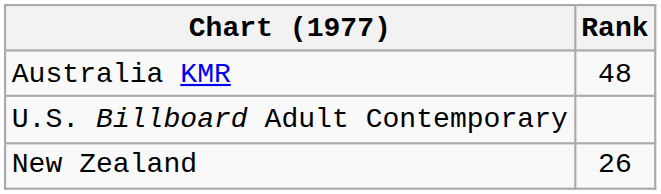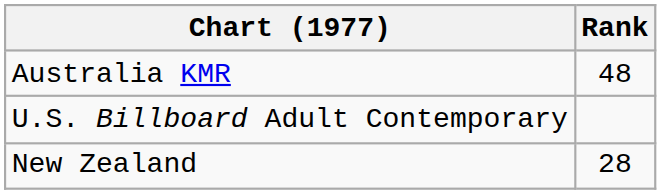(615, 165) 26 -> (615, 165) 28
